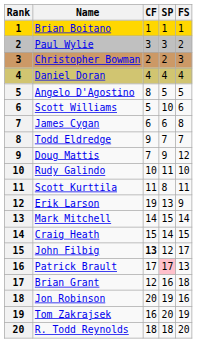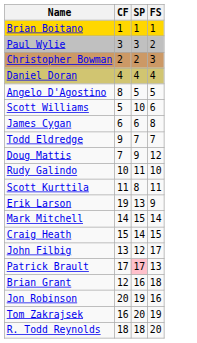- column: (18, 12)
(151, 251) bold -> (123, 251) normal
